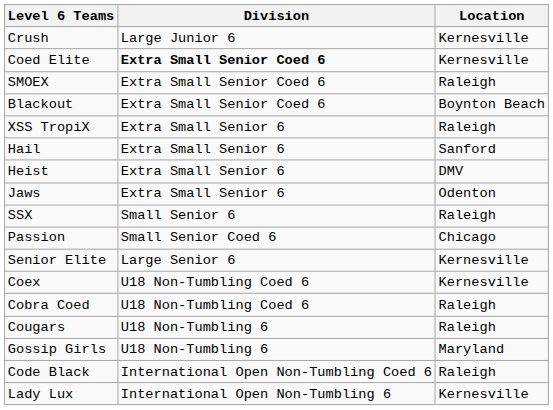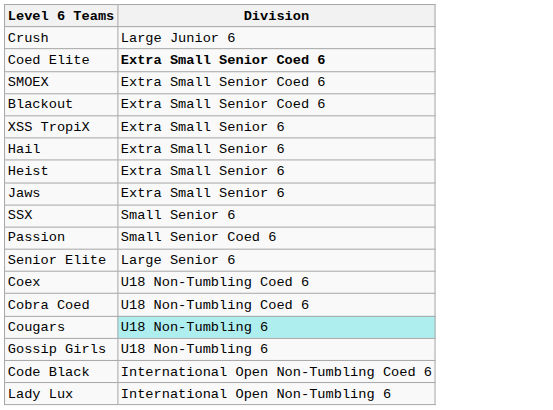- column: (492, 16)
(194, 327) no background -> (194, 327) paleturquoise background
